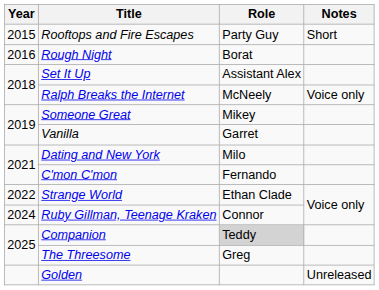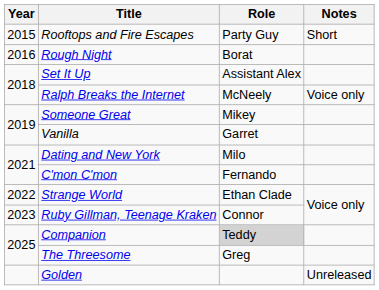(21, 214) 2024 -> (21, 214) 2023
